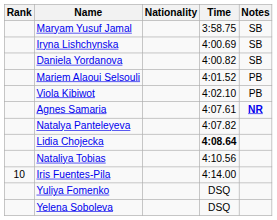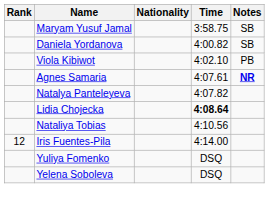- row: (77, 45)
- row: (88, 77)
(19, 175) 10 -> (19, 142) 12
